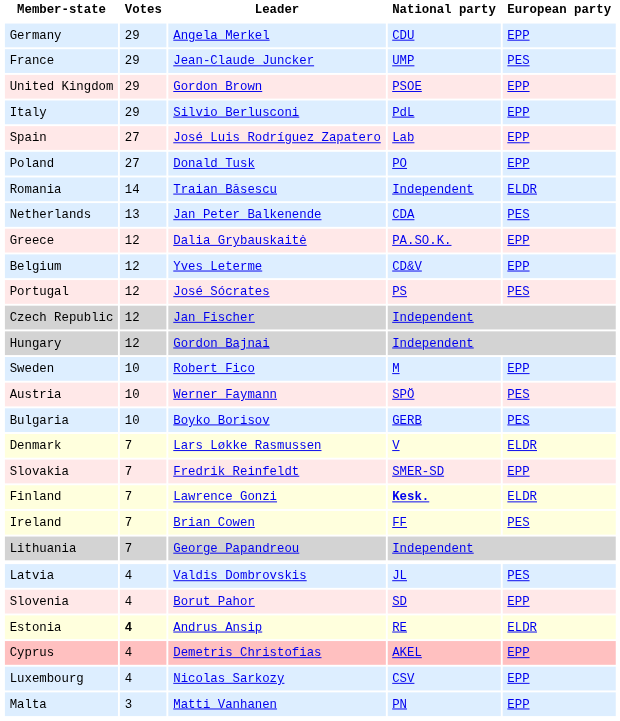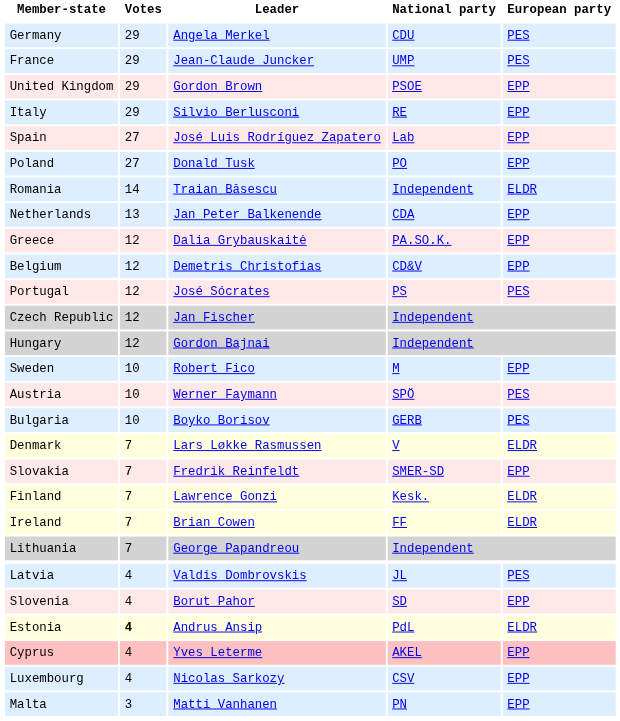(518, 35) EPP -> (518, 35) PES
(403, 112) PdL -> (400, 112) RE
(518, 215) PES -> (518, 215) EPP
(218, 266) Yves Leterme -> (247, 266) Demetris Christofias
(411, 497) bold -> (411, 497) normal
(518, 523) PES -> (522, 523) ELDR
(400, 627) RE -> (403, 627) PdL
(247, 653) Demetris Christofias -> (218, 653) Yves Leterme
